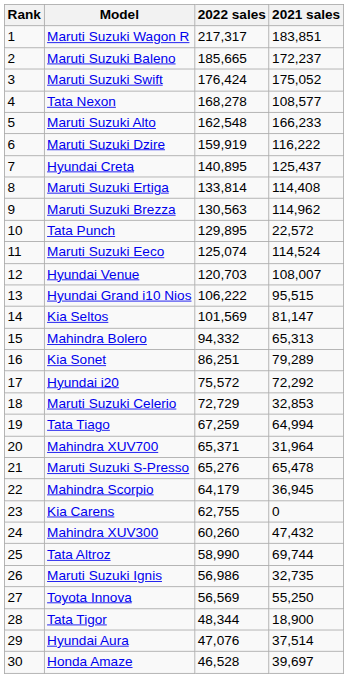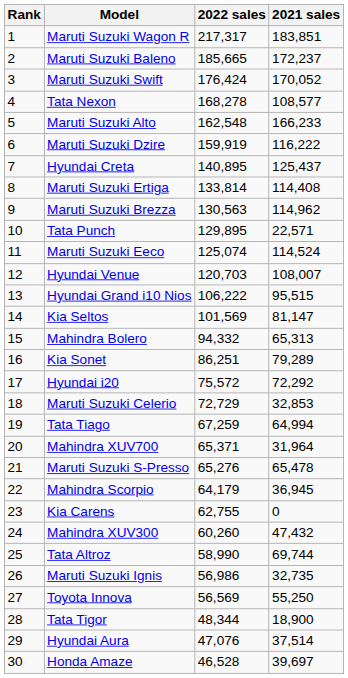(297, 79) 175,052 -> (297, 79) 170,052
(293, 230) 22,572 -> (293, 230) 22,571
